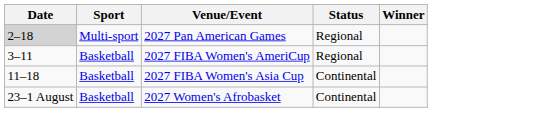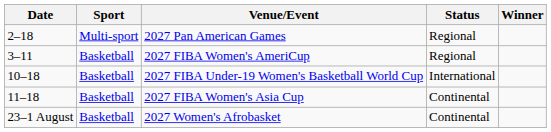(20, 35) lightgrey background -> (20, 35) no background
+ row: (284, 76)
